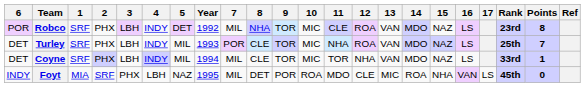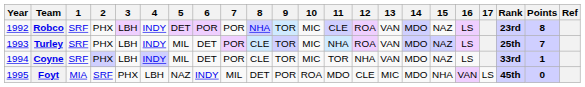columns swapped: (208, 12) <-> (18, 12)
(234, 28) MIL -> (234, 28) POR
(234, 59) MIL -> (234, 59) POR
(416, 75) ROA -> (416, 75) MDO
